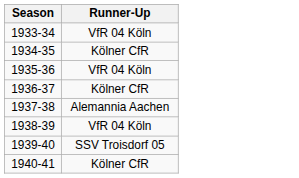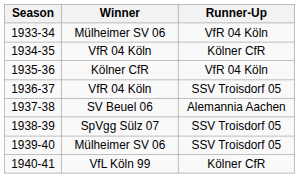+ column: (120, 13)
(120, 88) Kölner CfR -> (236, 88) SSV Troisdorf 05
(120, 126) VfR 04 Köln -> (236, 126) SSV Troisdorf 05
